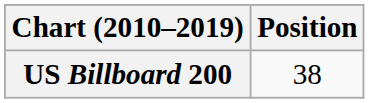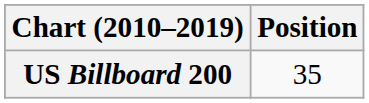(307, 73) 38 -> (307, 73) 35
